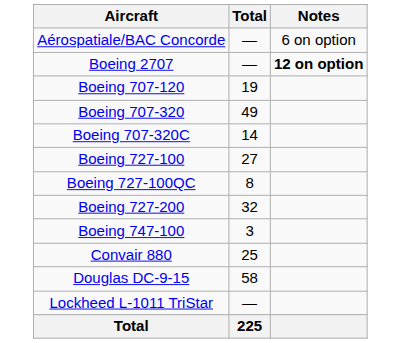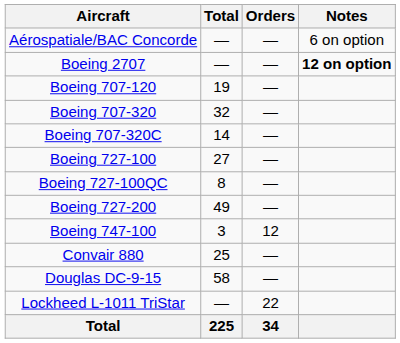+ column: (271, 16)
(250, 111) 49 -> (221, 111) 32
(250, 207) 32 -> (221, 207) 49
